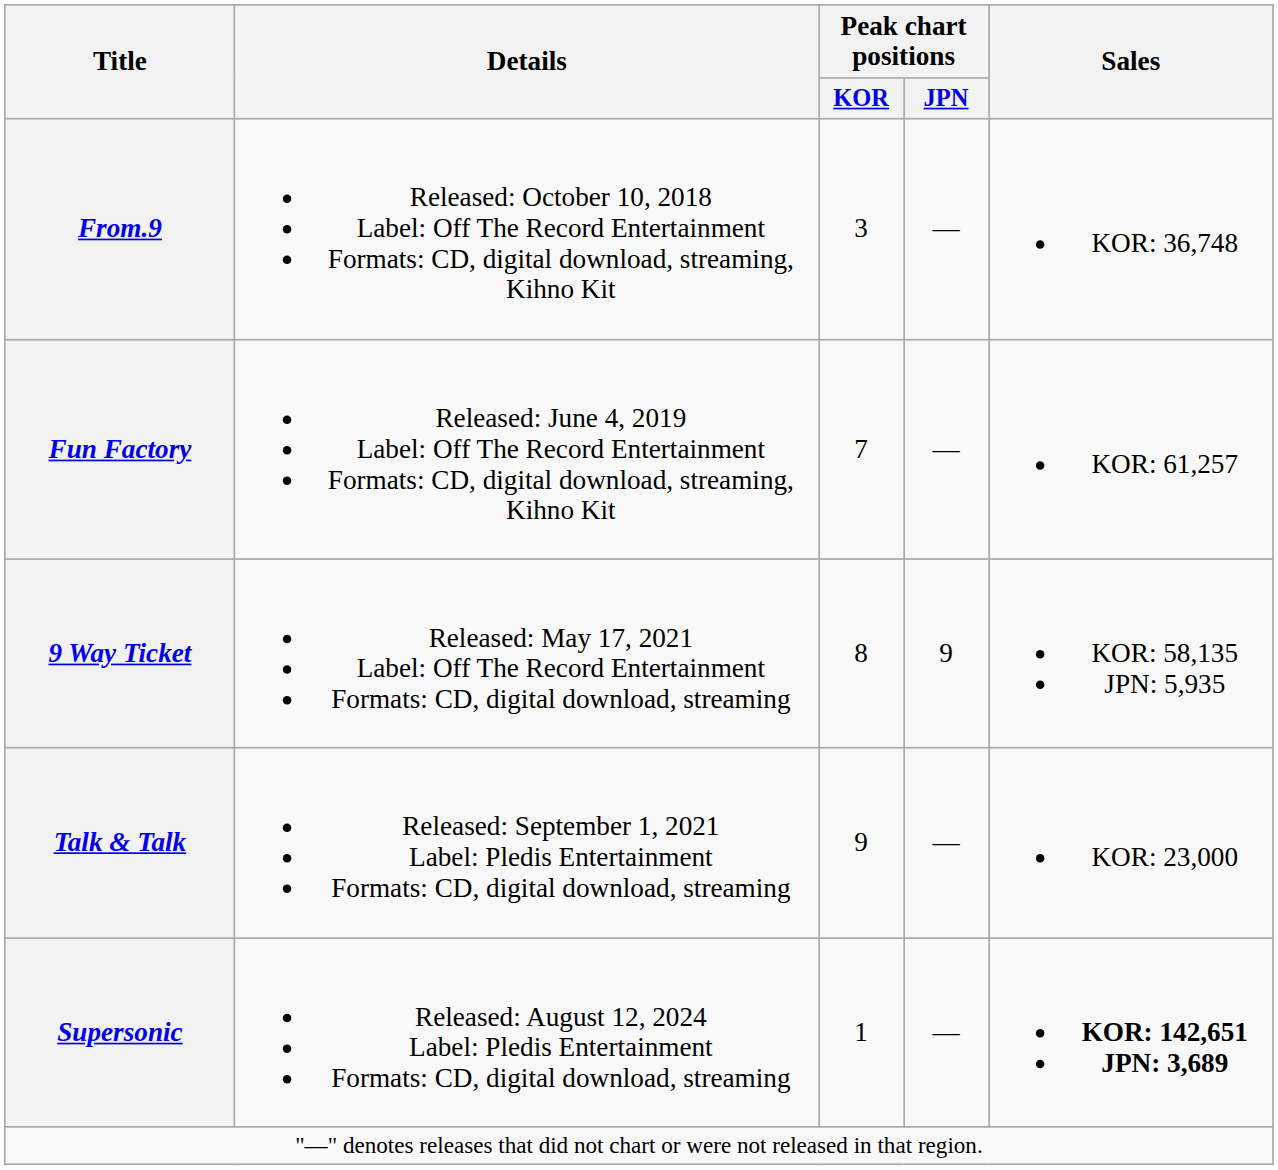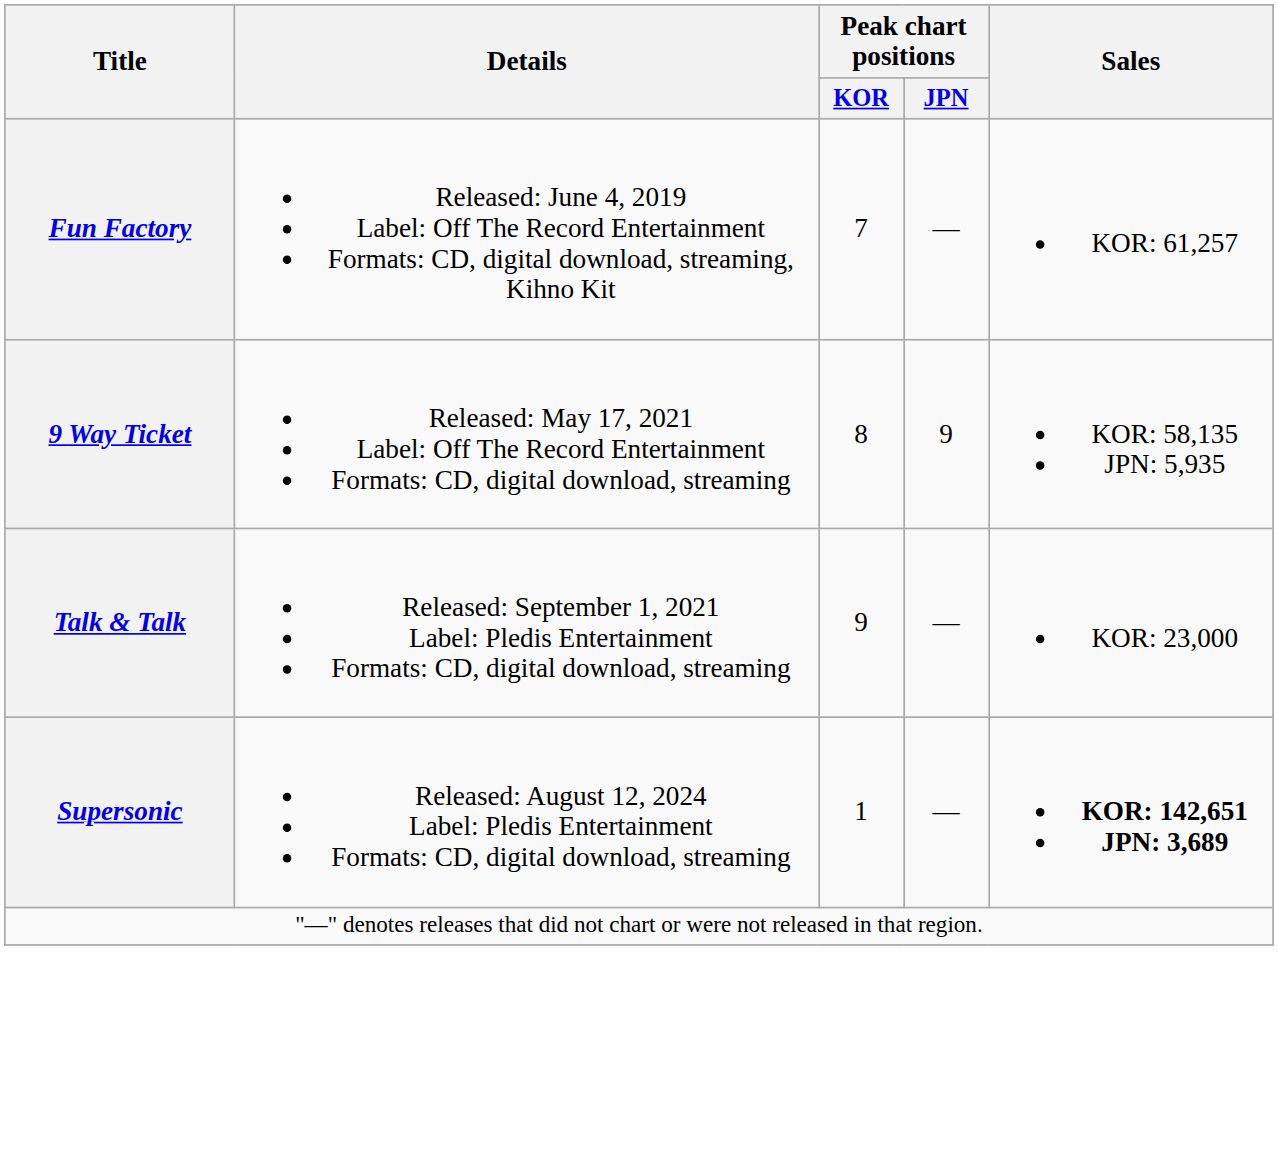- row: (120, 228)
